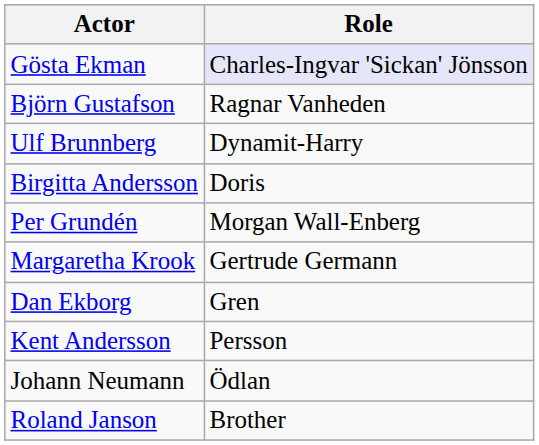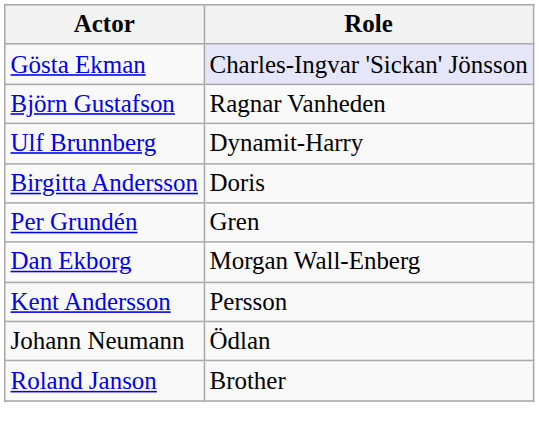(315, 222) Morgan Wall-Enberg -> (234, 222) Gren
- row: (103, 261)
(234, 301) Gren -> (315, 261) Morgan Wall-Enberg
